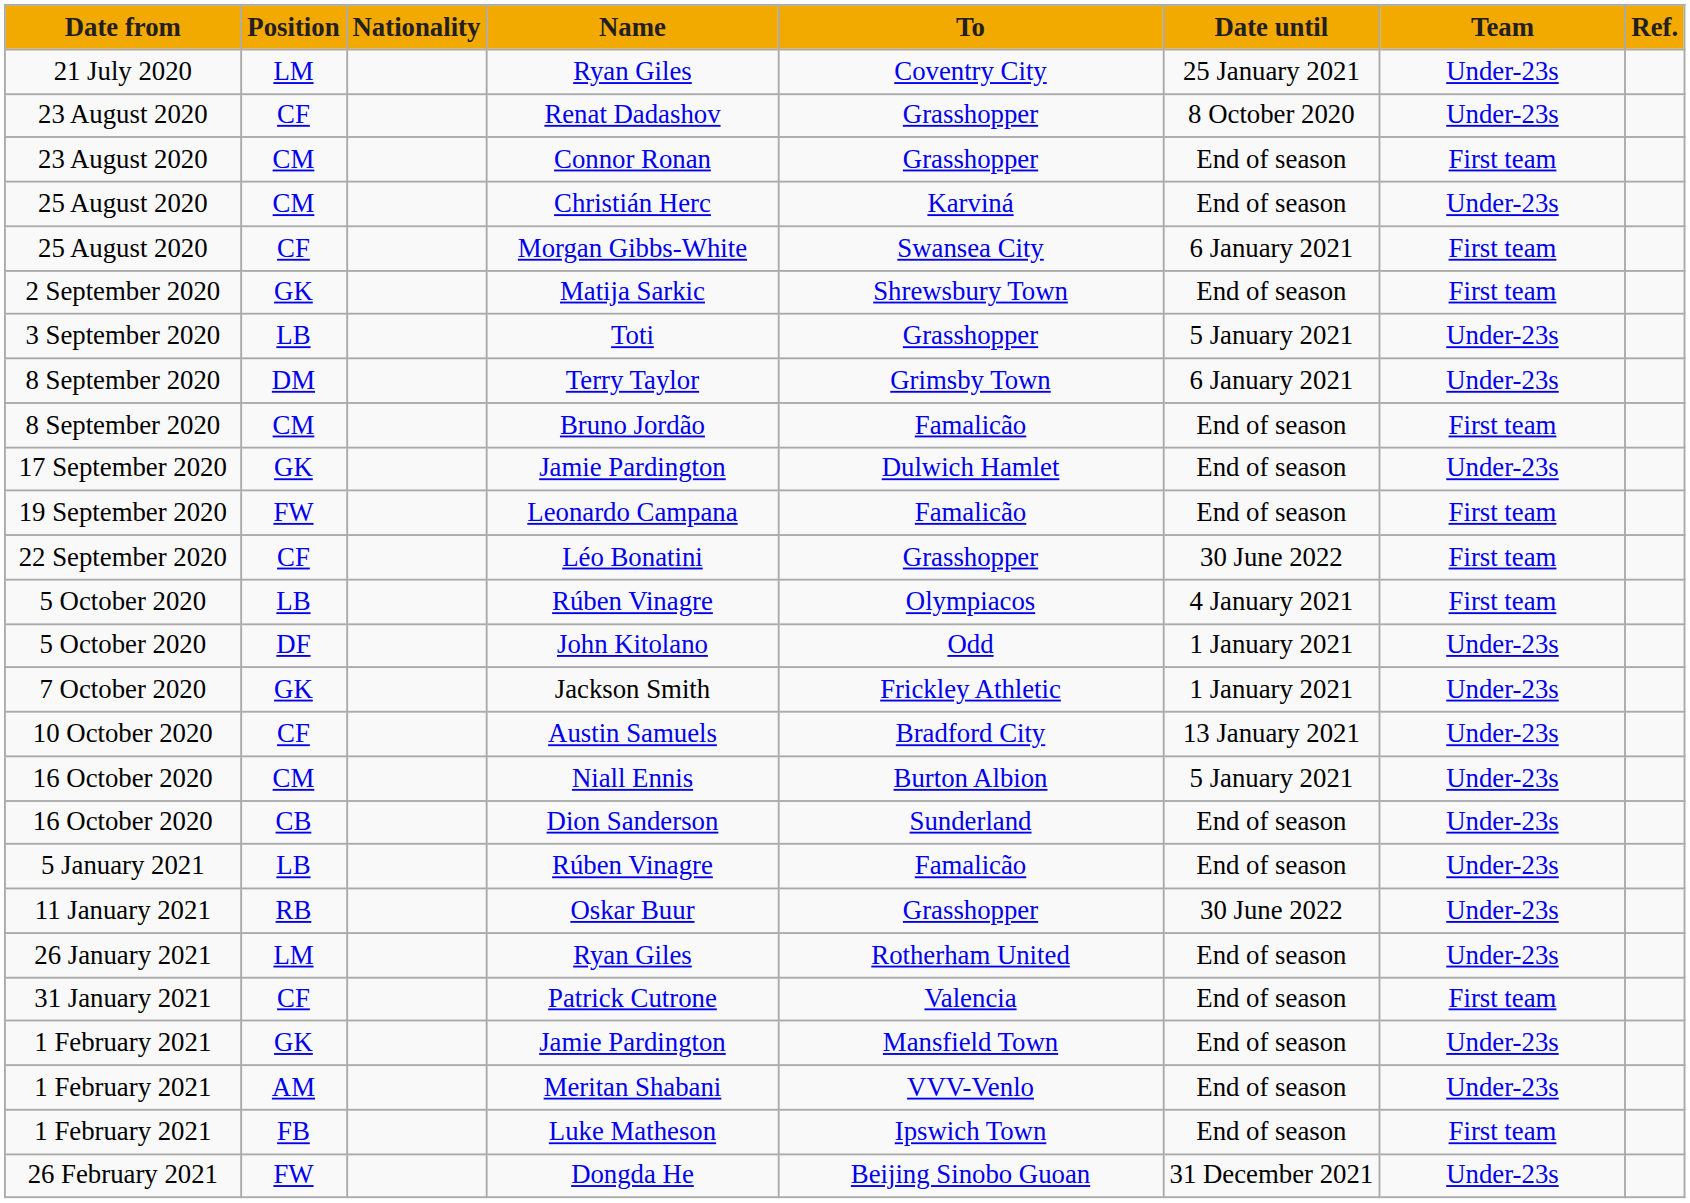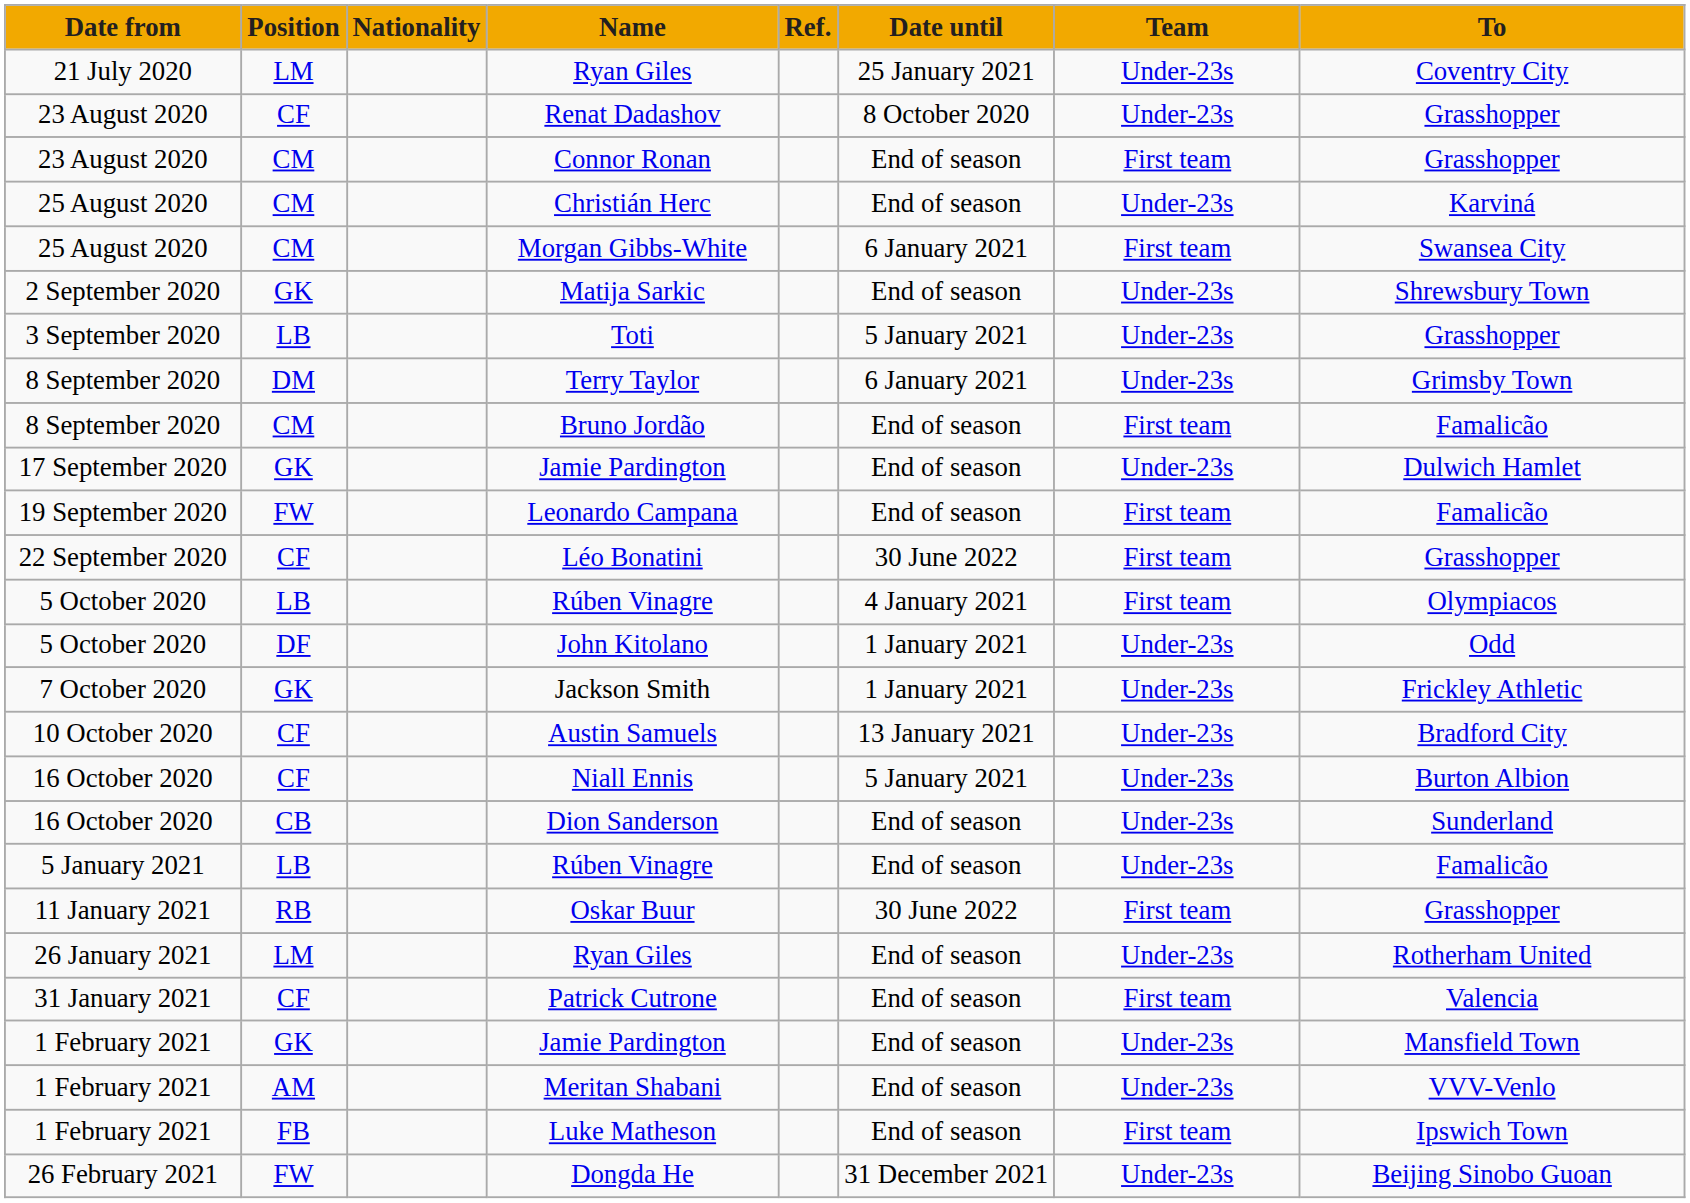columns swapped: (971, 26) <-> (1655, 26)
(293, 247) CF -> (293, 247) CM
(1502, 292) First team -> (1177, 292) Under-23s
(293, 777) CM -> (293, 777) CF
(1502, 910) Under-23s -> (1177, 910) First team
